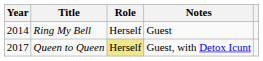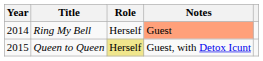(159, 30) no background -> (159, 30) lightsalmon background
(18, 47) 2017 -> (18, 47) 2015
